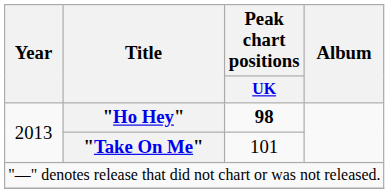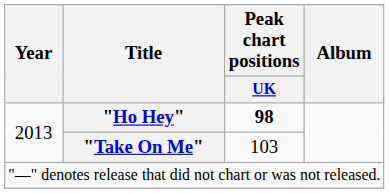(264, 147) 101 -> (264, 147) 103
